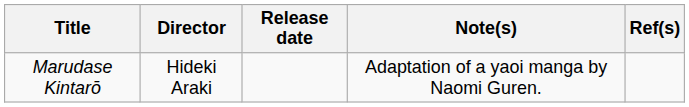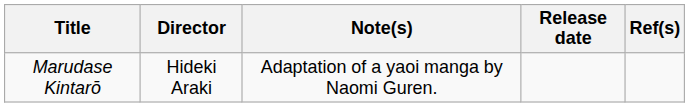columns swapped: (295, 28) <-> (486, 28)
